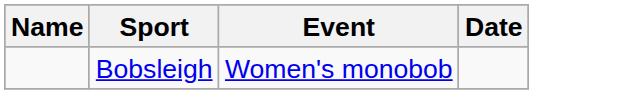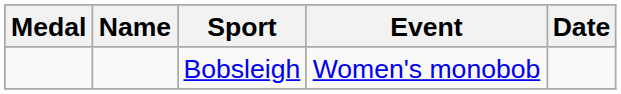+ column: (49, 26)
